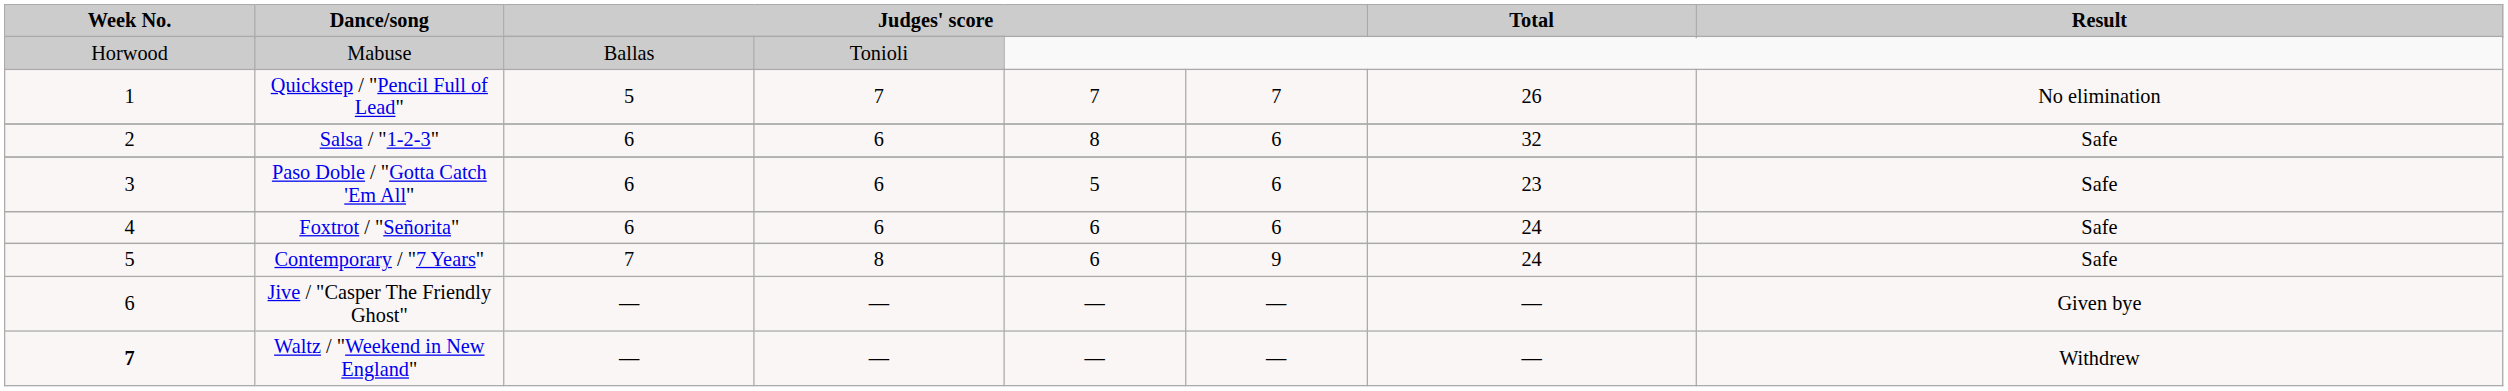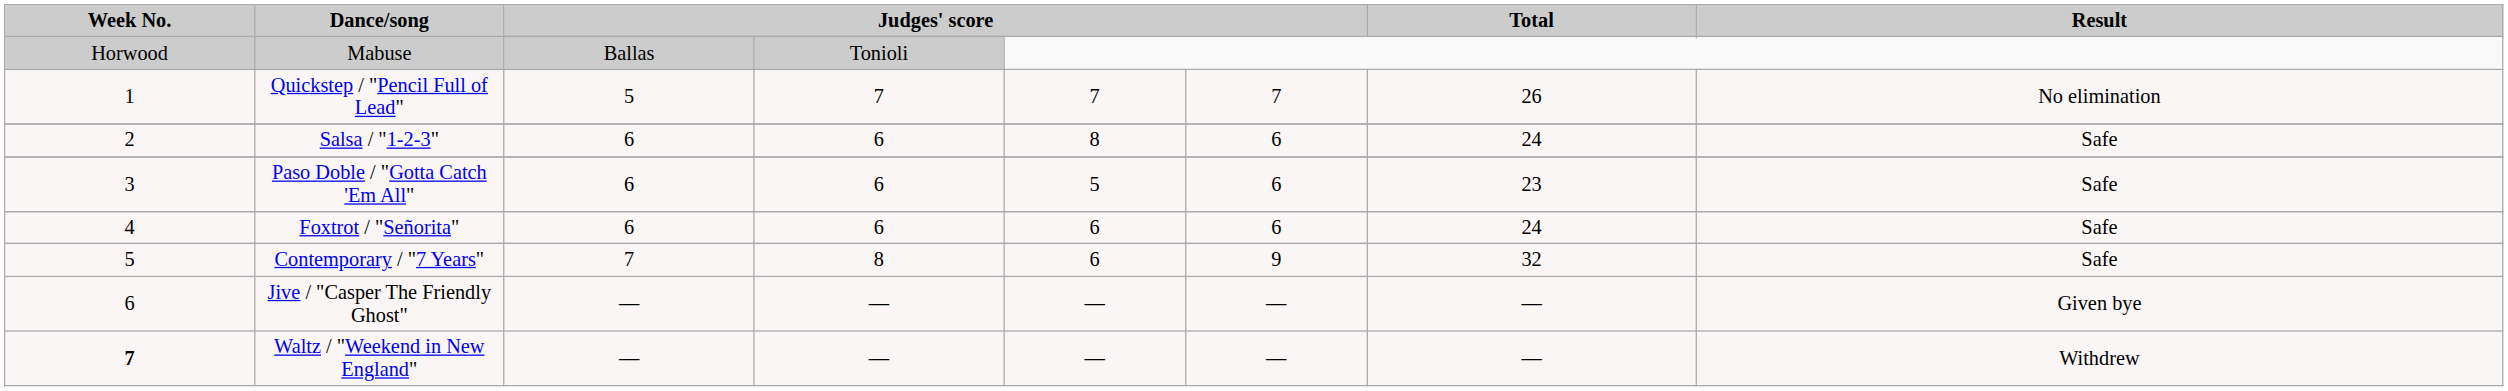(1532, 140) 32 -> (1532, 140) 24
(1532, 259) 24 -> (1532, 259) 32
